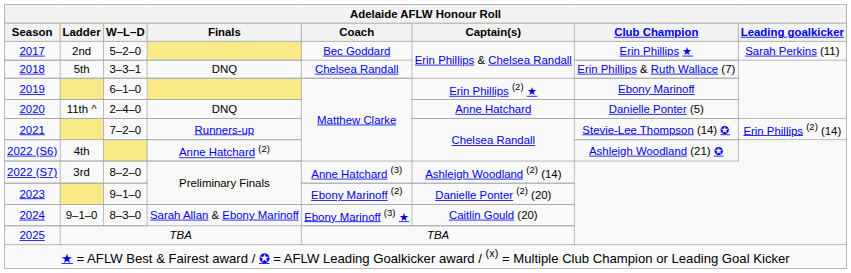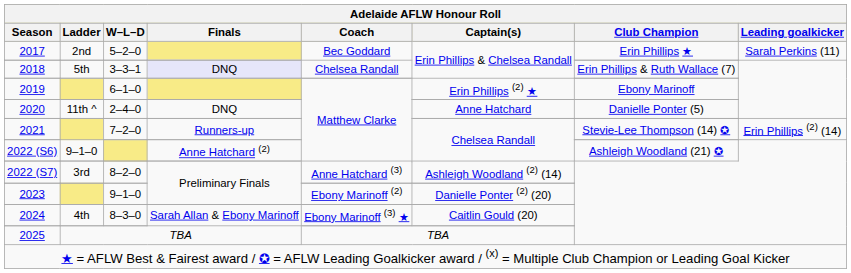(224, 69) no background -> (224, 69) lavender background
(82, 151) 4th -> (82, 151) 9–1–0
(82, 215) 9–1–0 -> (82, 215) 4th
